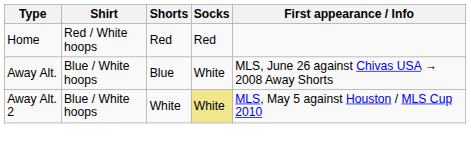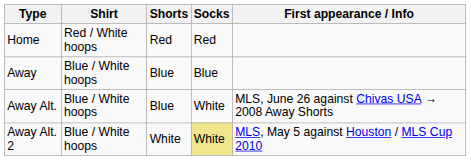+ row: (22, 73)
